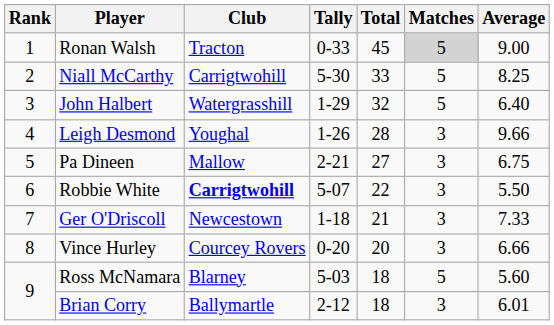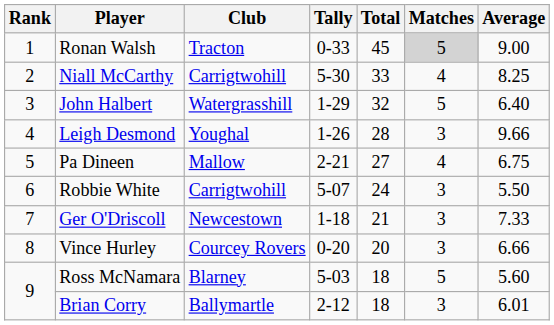(441, 76) 5 -> (441, 76) 4
(441, 162) 3 -> (441, 162) 4
(241, 190) bold -> (237, 190) normal
(381, 190) 22 -> (381, 190) 24
